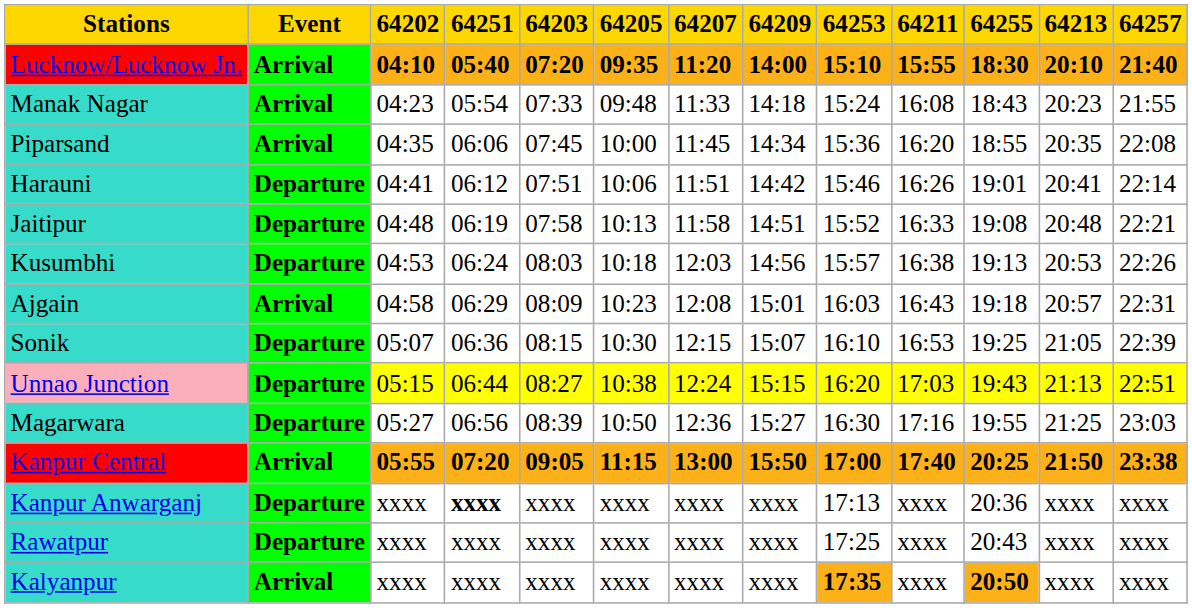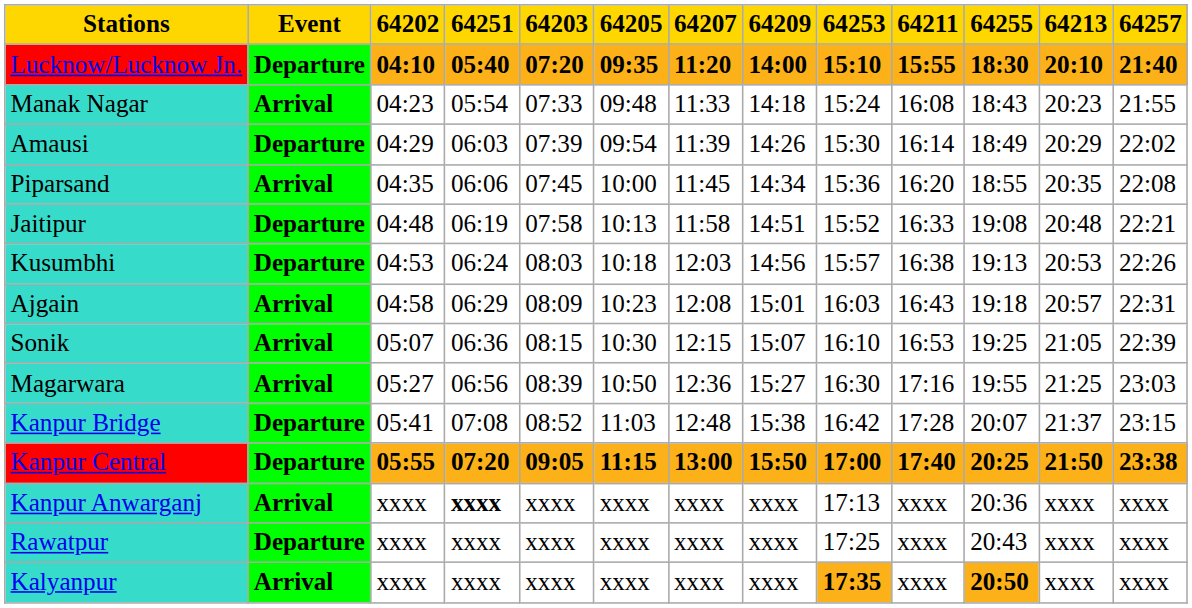(294, 64) Arrival -> (309, 64) Departure
+ row: (50, 143)
- row: (51, 183)
(309, 343) Departure -> (294, 343) Arrival
- row: (90, 382)
(309, 422) Departure -> (294, 382) Arrival
+ row: (86, 422)
(294, 462) Arrival -> (309, 462) Departure
(309, 502) Departure -> (294, 502) Arrival
